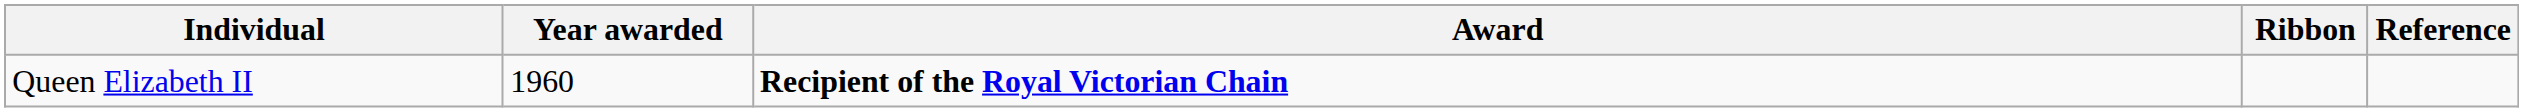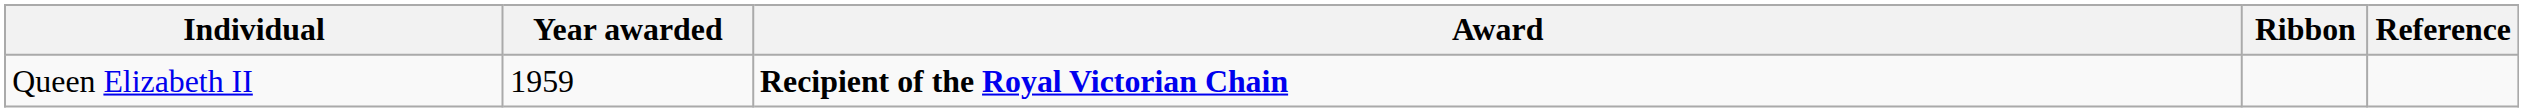(542, 80) 1960 -> (542, 80) 1959
